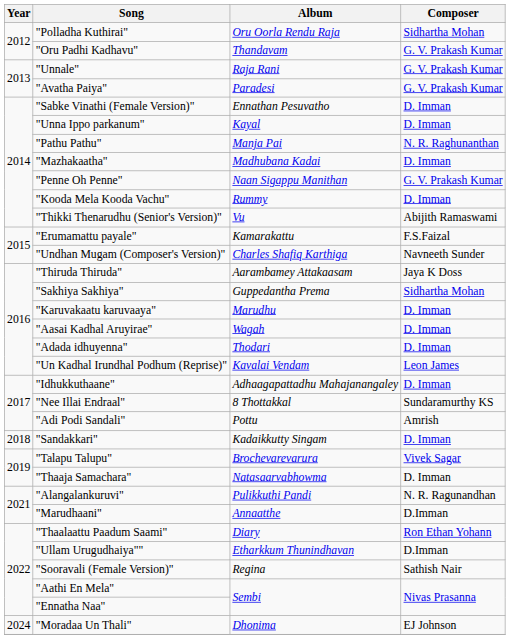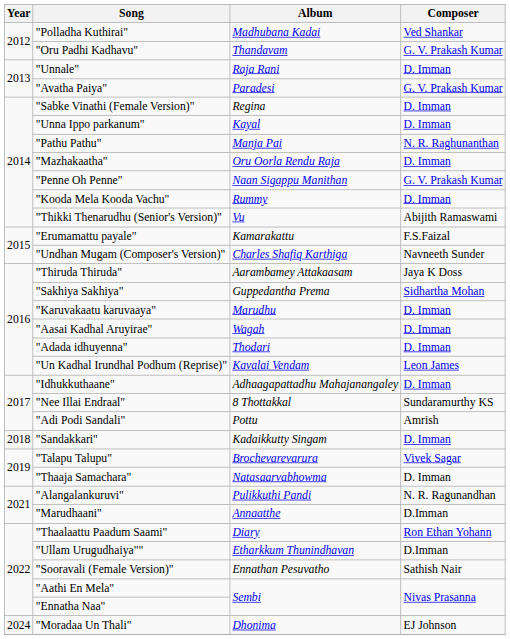(286, 32) Oru Oorla Rendu Raja -> (276, 32) Madhubana Kadai
(444, 32) Sidhartha Mohan -> (433, 32) Ved Shankar
(453, 69) G. V. Prakash Kumar -> (427, 69) D. Imman
(281, 106) Ennathan Pesuvatho -> (249, 106) Regina
(276, 161) Madhubana Kadai -> (286, 161) Oru Oorla Rendu Raja
(249, 569) Regina -> (281, 569) Ennathan Pesuvatho
